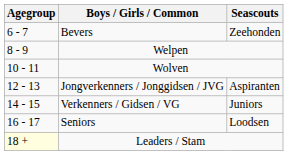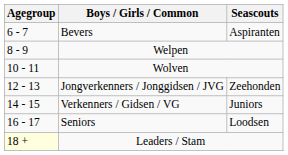(255, 31) Zeehonden -> (255, 31) Aspiranten
(255, 86) Aspiranten -> (255, 86) Zeehonden
